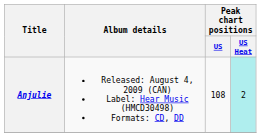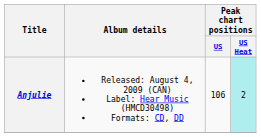(218, 95) 108 -> (218, 95) 106
